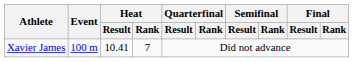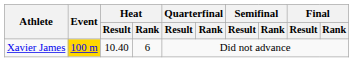(84, 48) no background -> (84, 48) gold background
(117, 48) 10.41 -> (117, 48) 10.40
(147, 48) 7 -> (147, 48) 6
